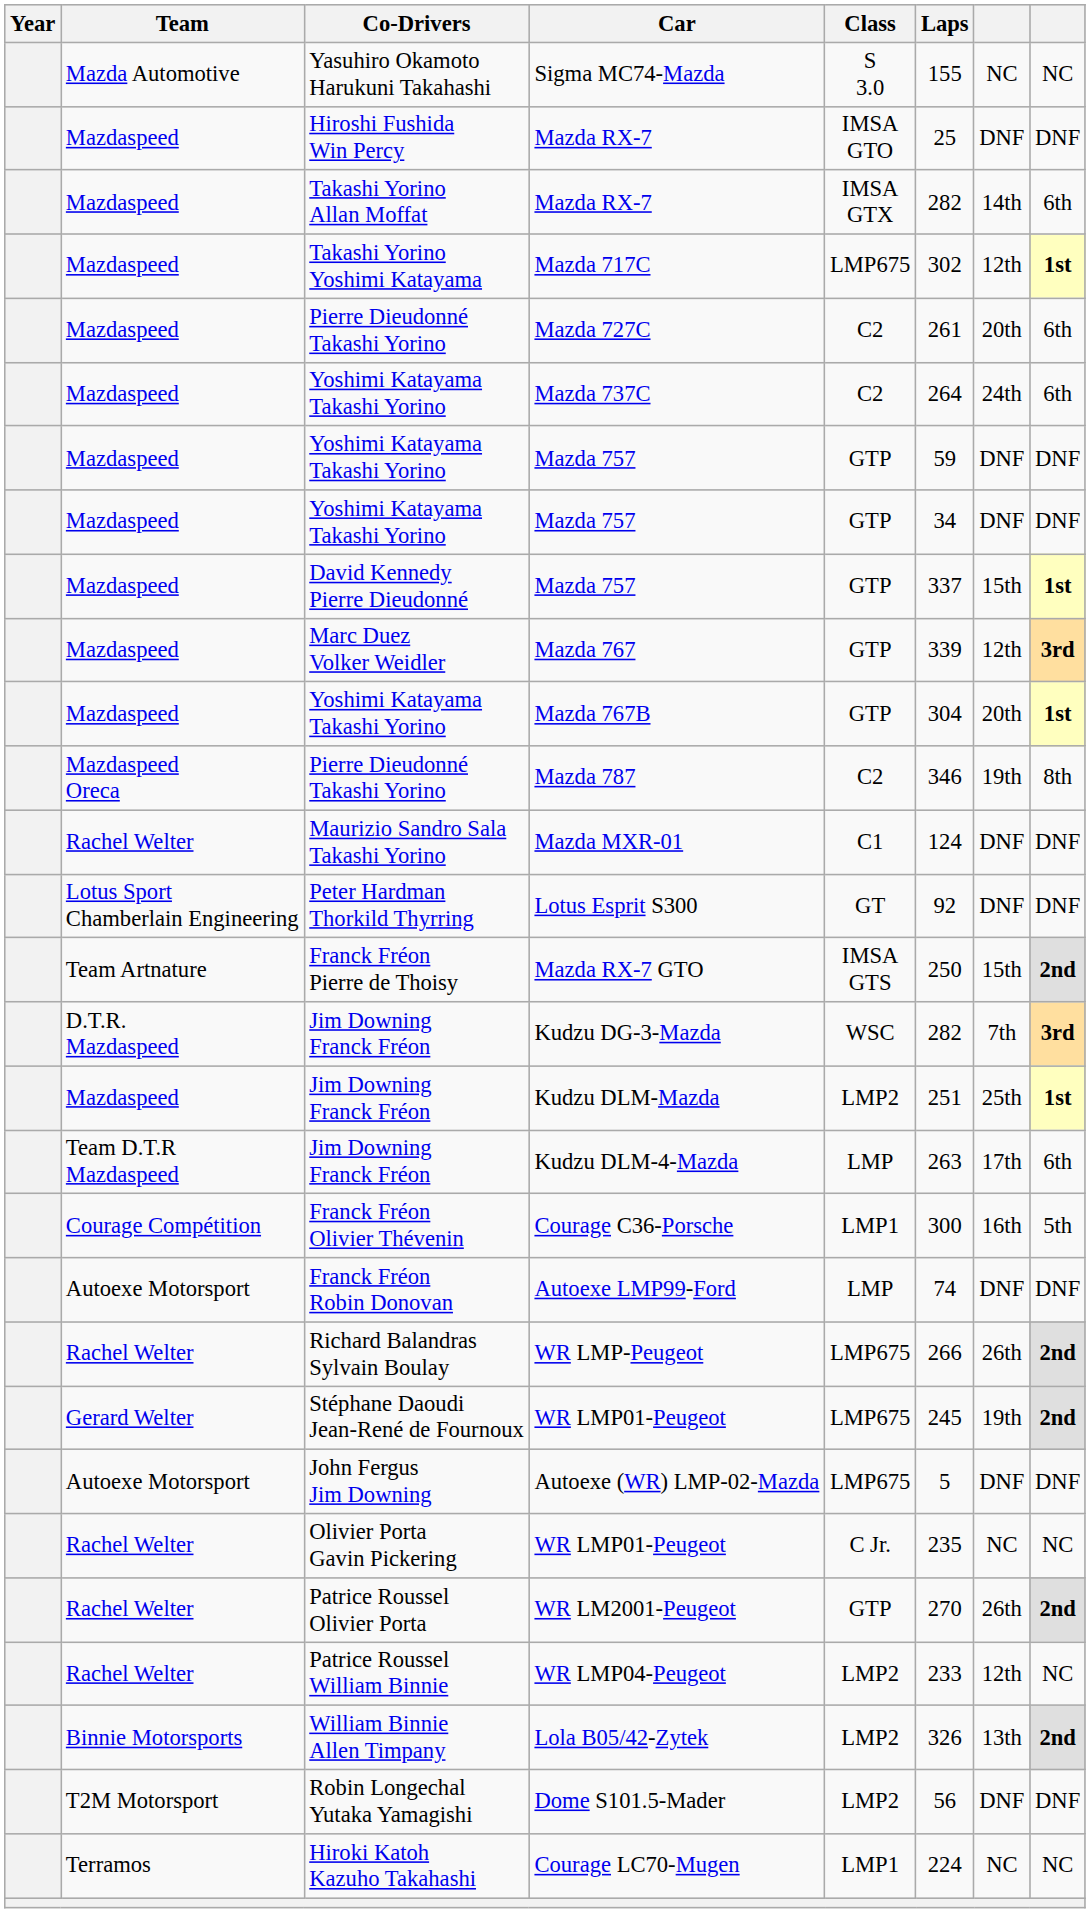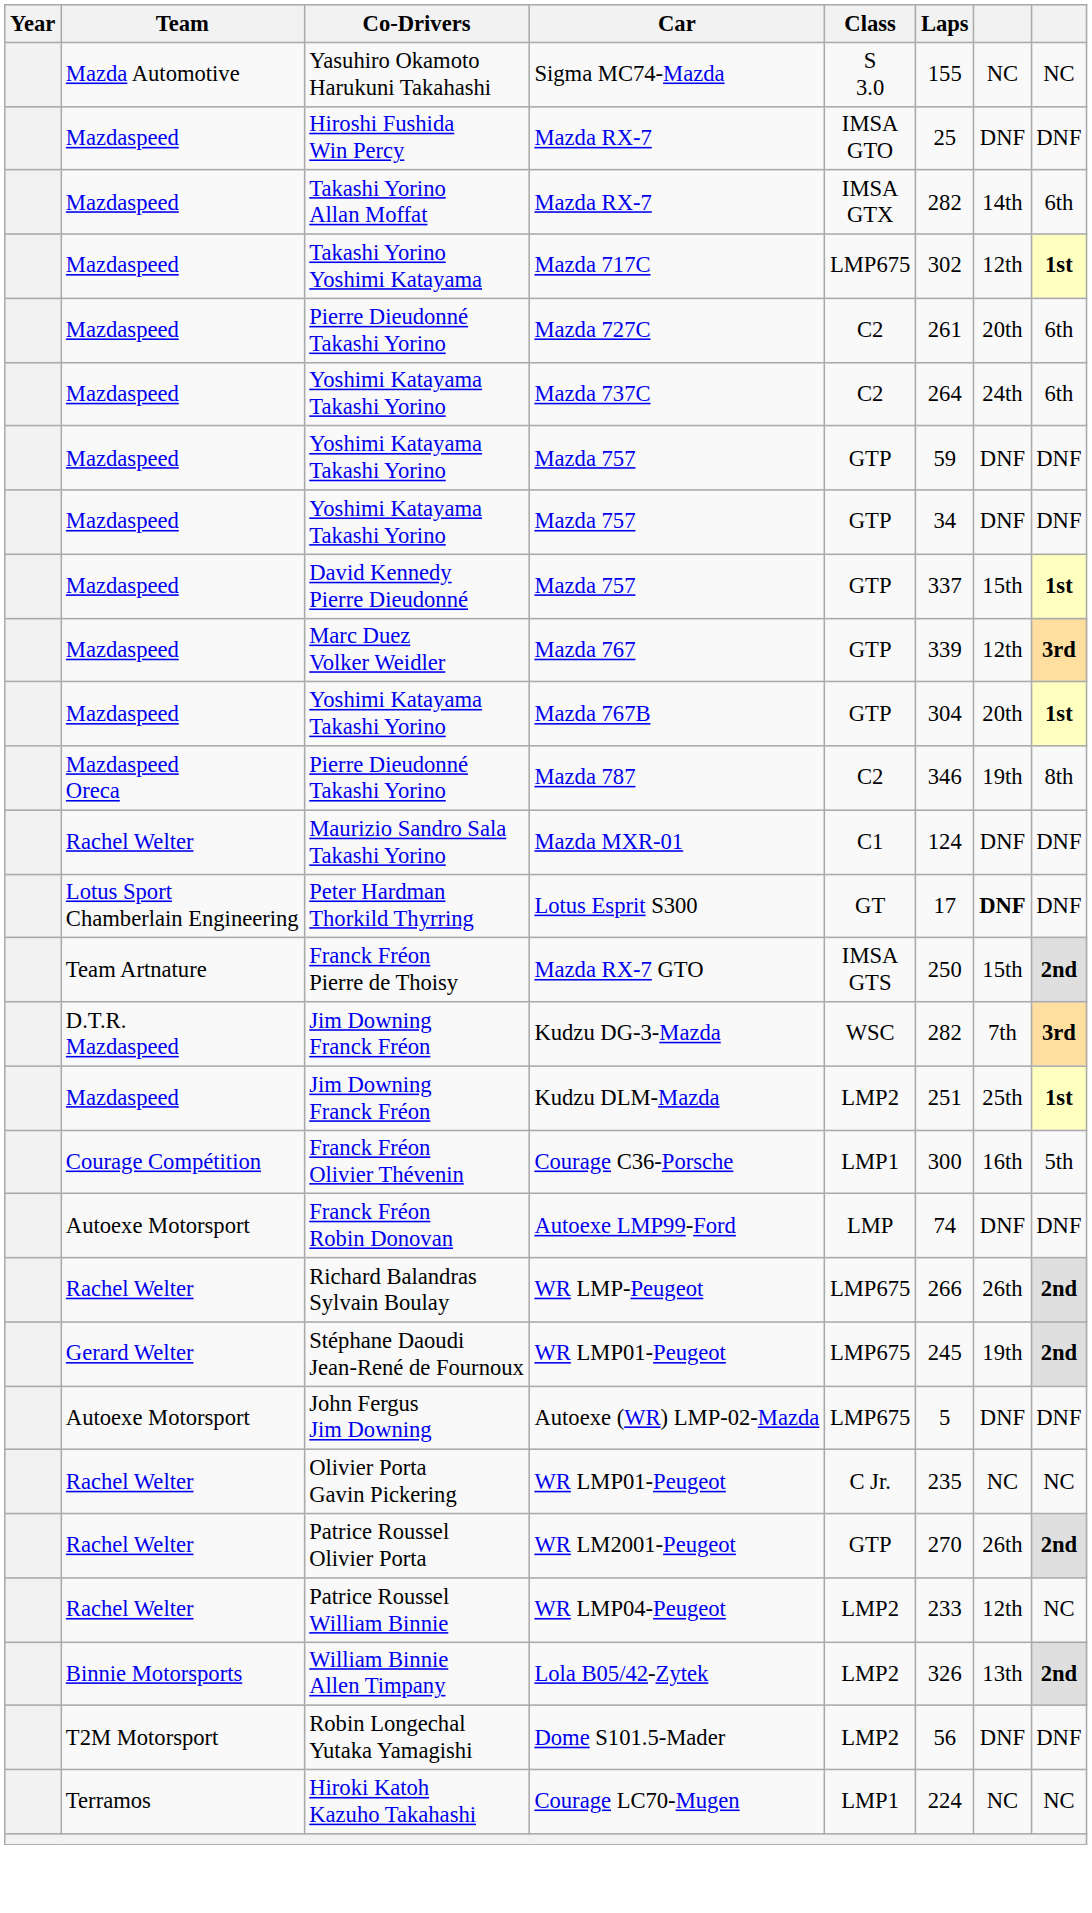(945, 905) 92 -> (945, 905) 17
(1002, 905) normal -> (1002, 905) bold
- row: (370, 1161)
